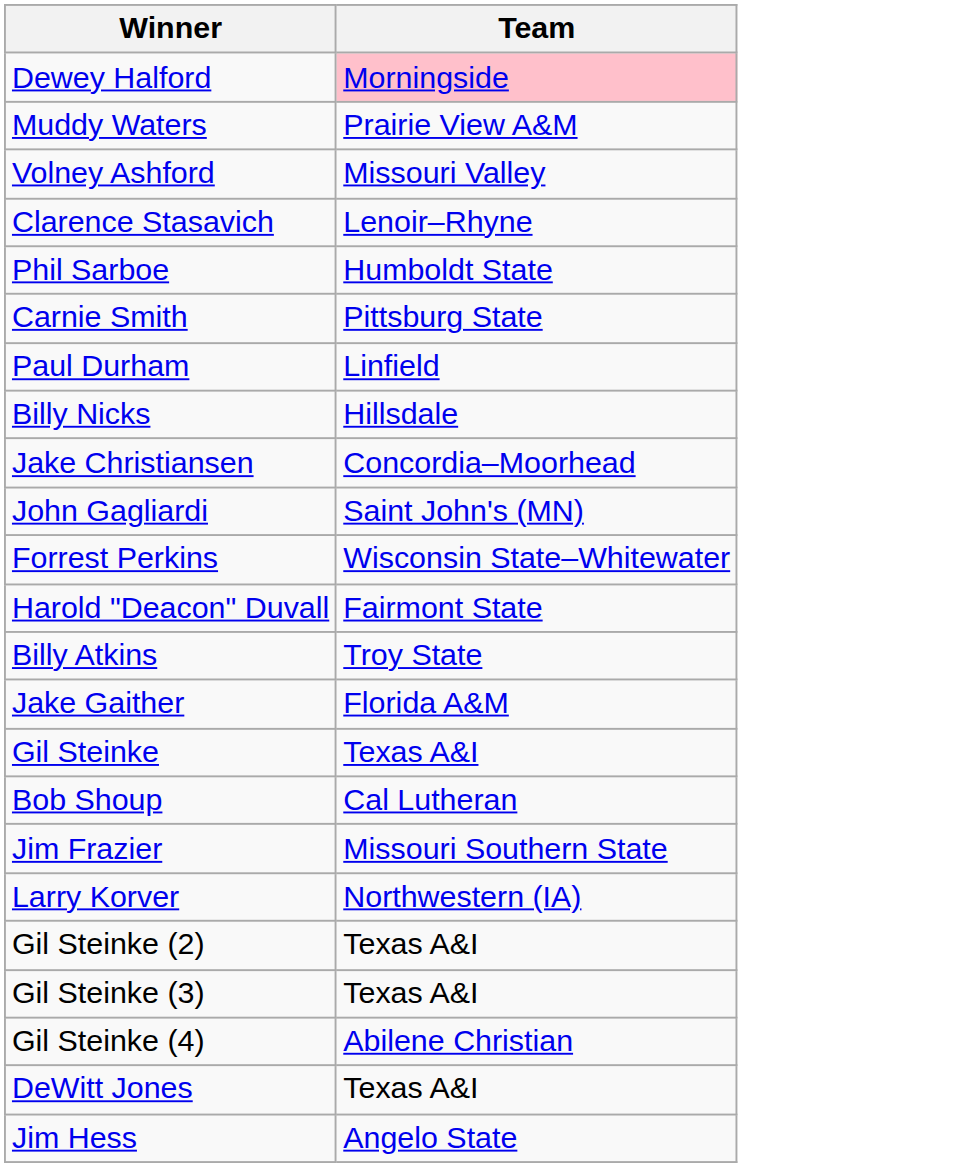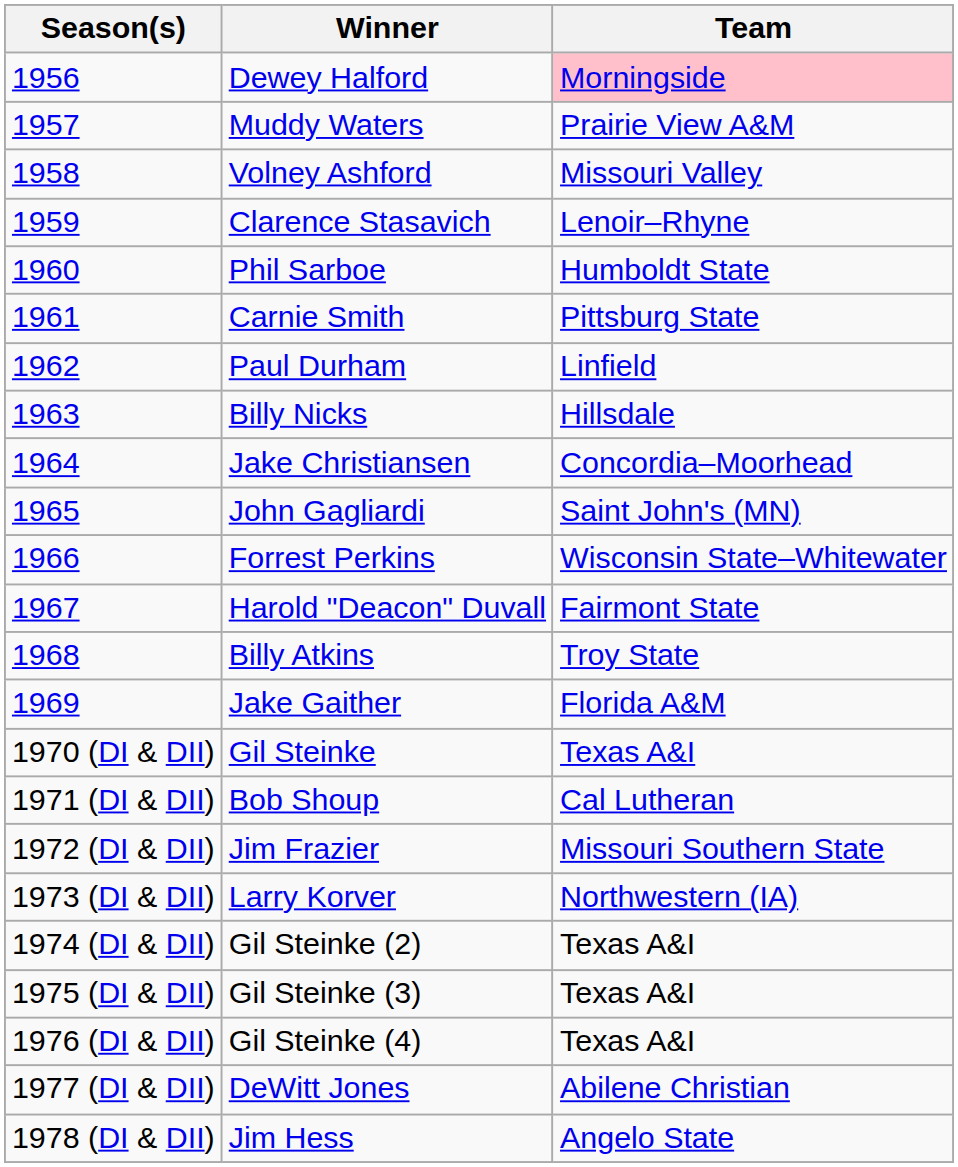+ column: (113, 28)
(458, 1041) Abilene Christian -> (628, 1041) Texas A&I
(411, 1089) Texas A&I -> (675, 1089) Abilene Christian
